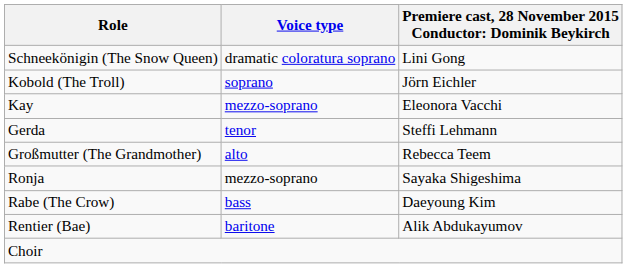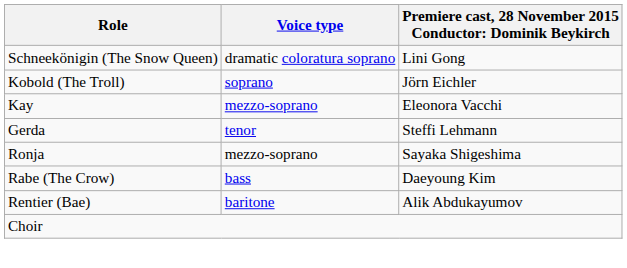- row: (105, 154)
